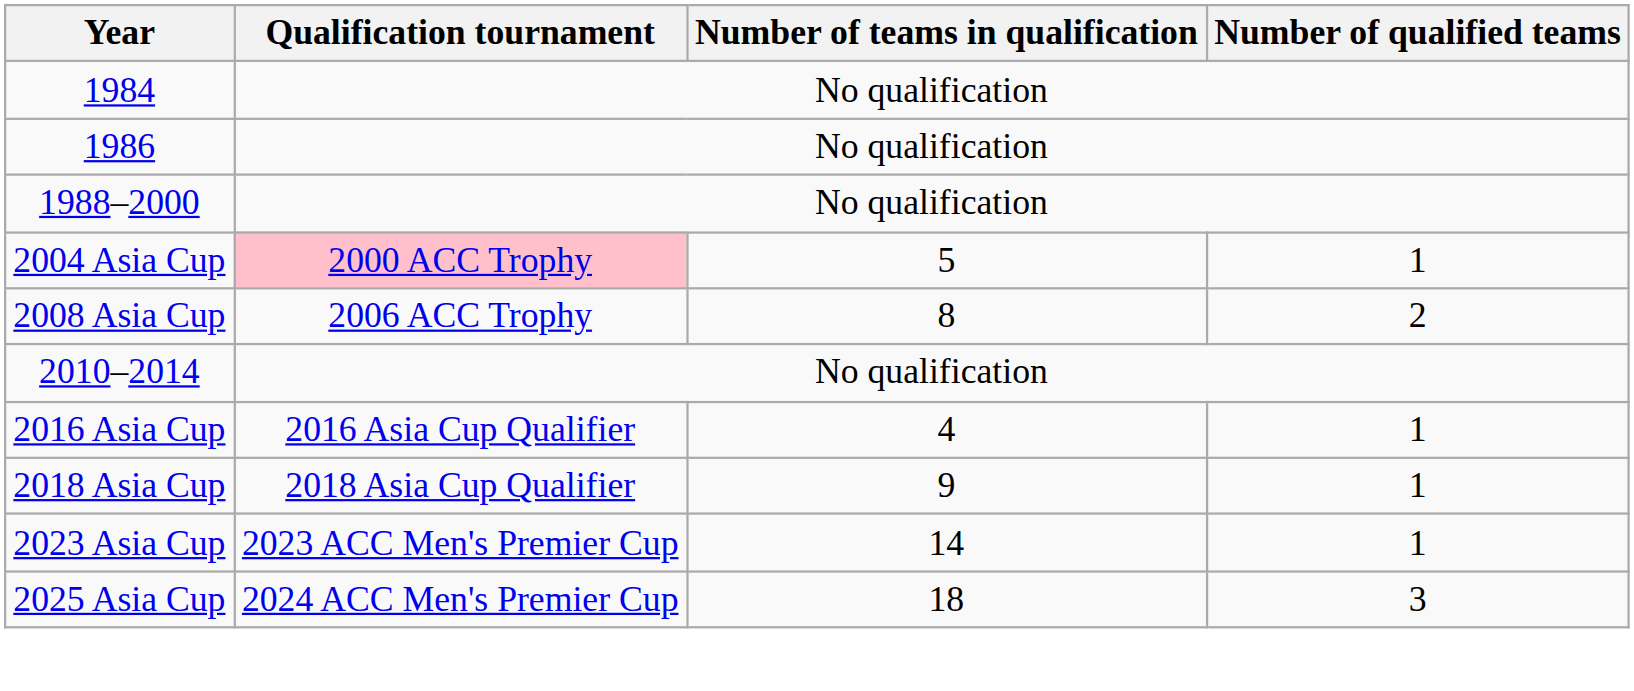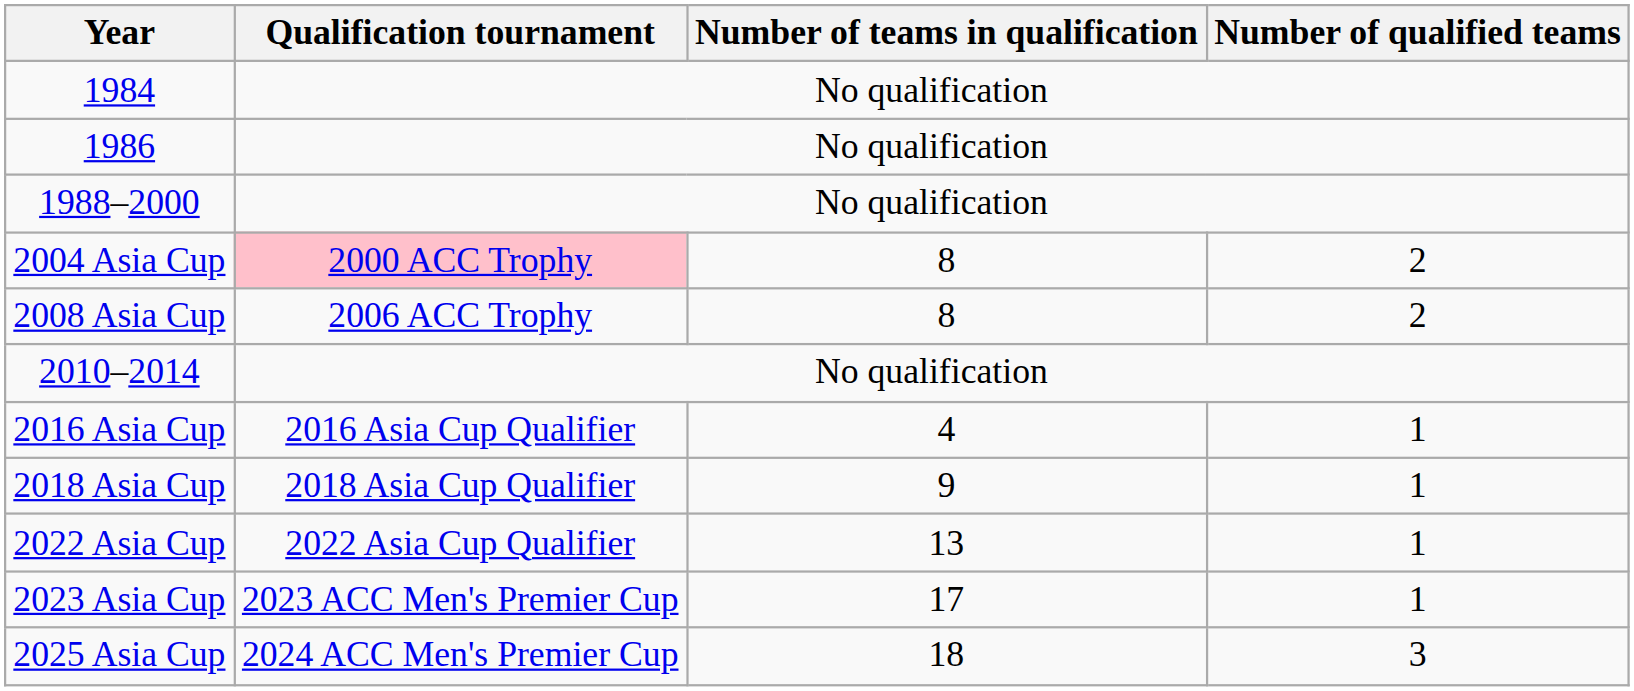(946, 259) 5 -> (946, 259) 8
(1418, 259) 1 -> (1418, 259) 2
+ row: (119, 542)
(946, 542) 14 -> (946, 598) 17
